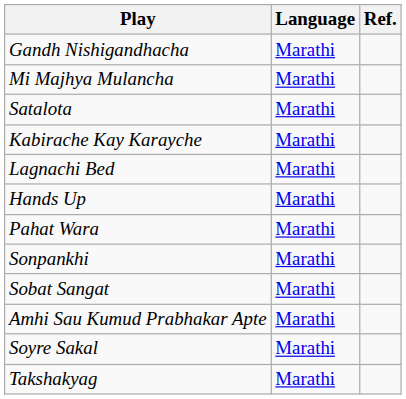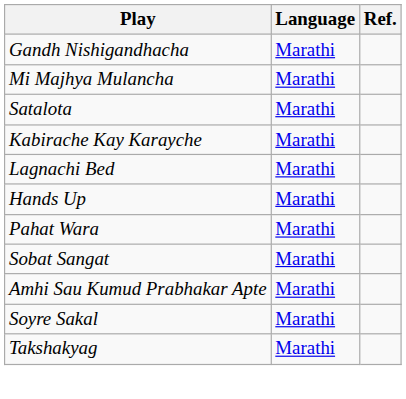- row: (49, 259)
